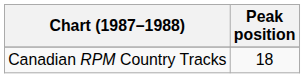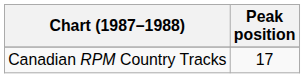(265, 60) 18 -> (265, 60) 17
